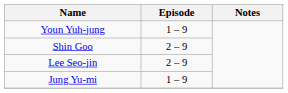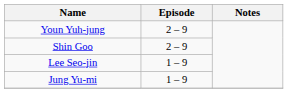(177, 29) 1 – 9 -> (177, 29) 2 – 9
(177, 63) 2 – 9 -> (177, 63) 1 – 9
